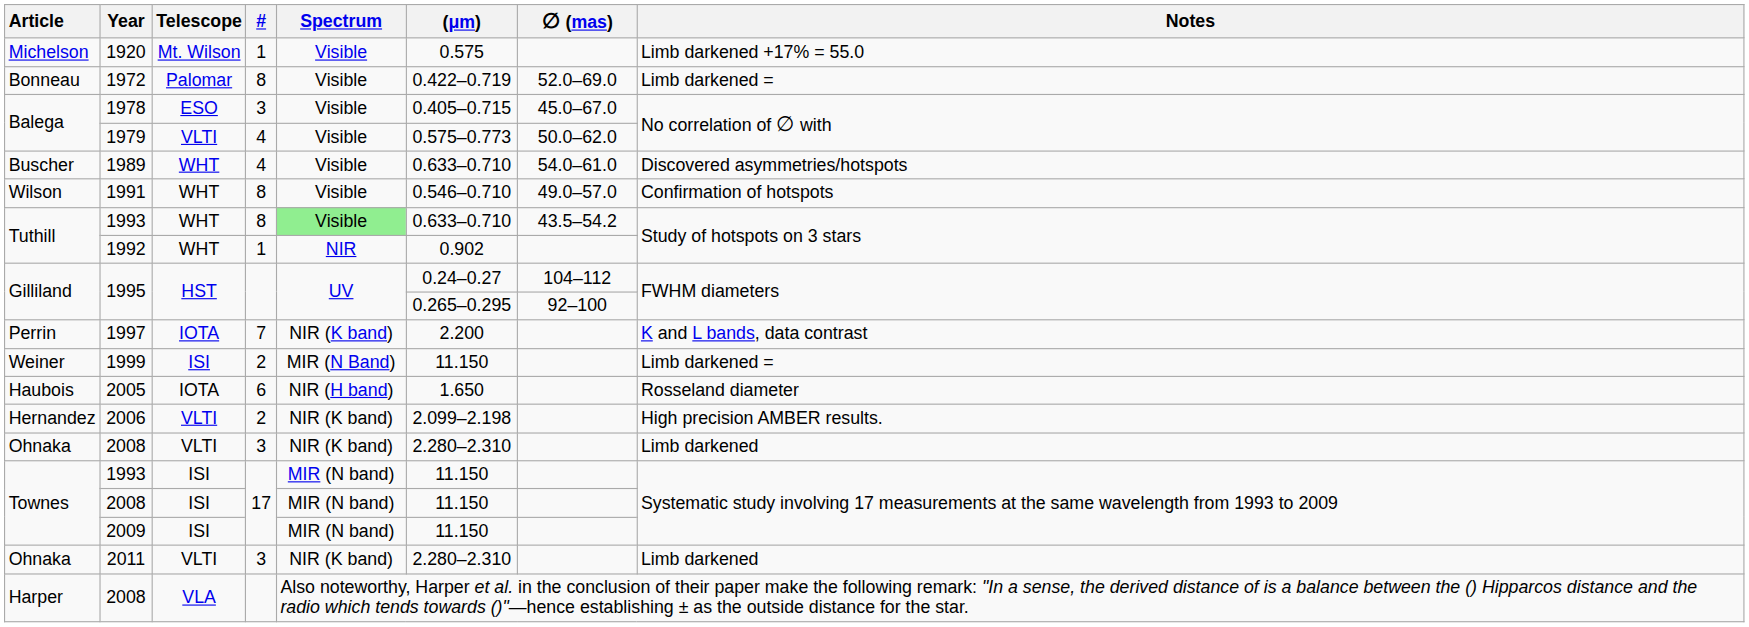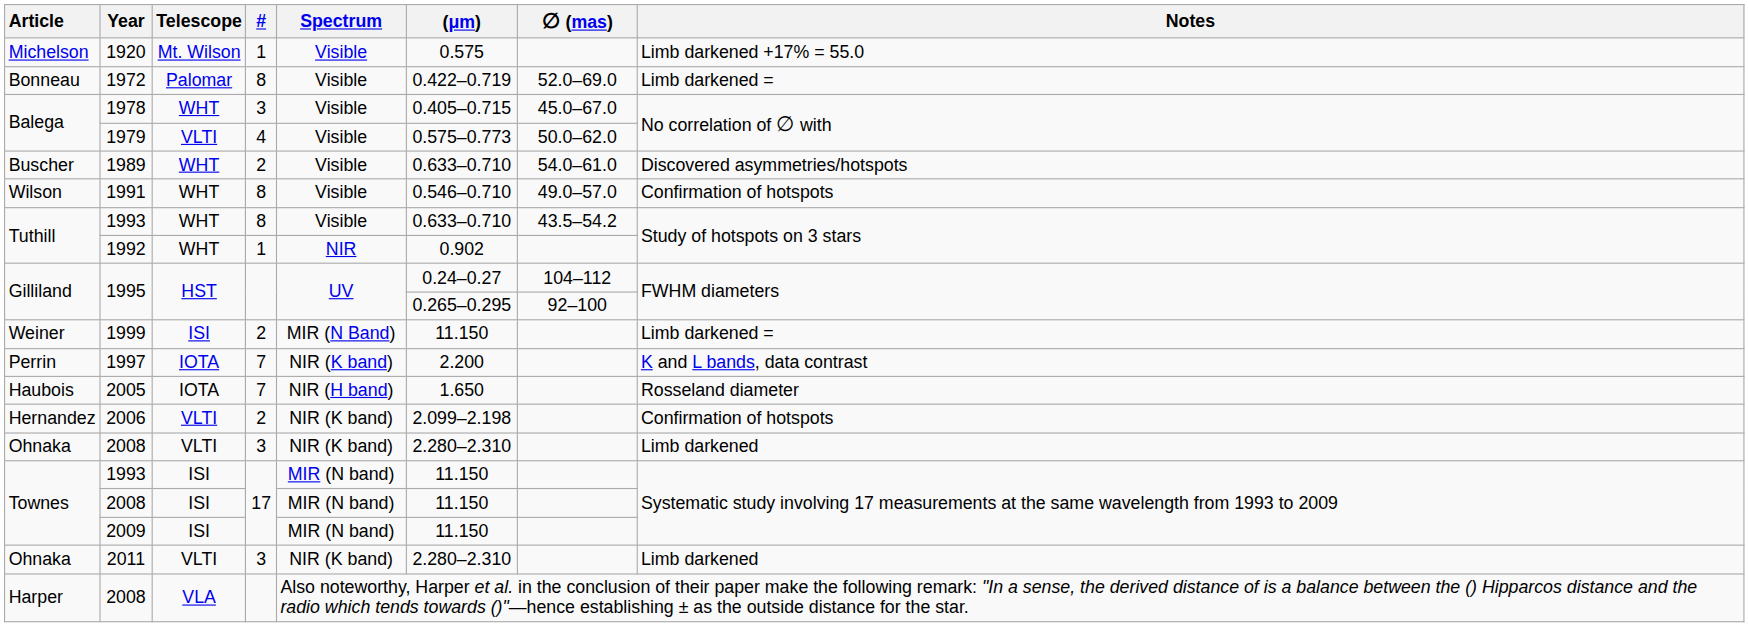(199, 108) ESO -> (199, 108) WHT
(261, 164) 4 -> (261, 164) 2
(341, 221) lightgreen background -> (341, 221) no background
rows swapped: (37, 362) <-> (32, 333)
(261, 390) 6 -> (261, 390) 7
(762, 418) High precision AMBER results. -> (737, 418) Confirmation of hotspots
